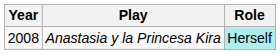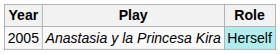(23, 37) 2008 -> (23, 37) 2005
